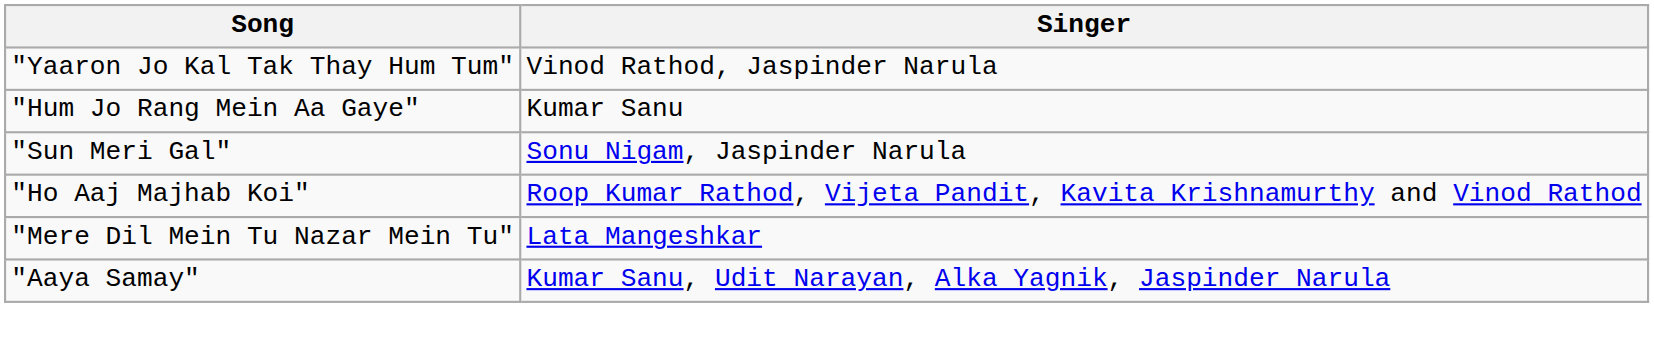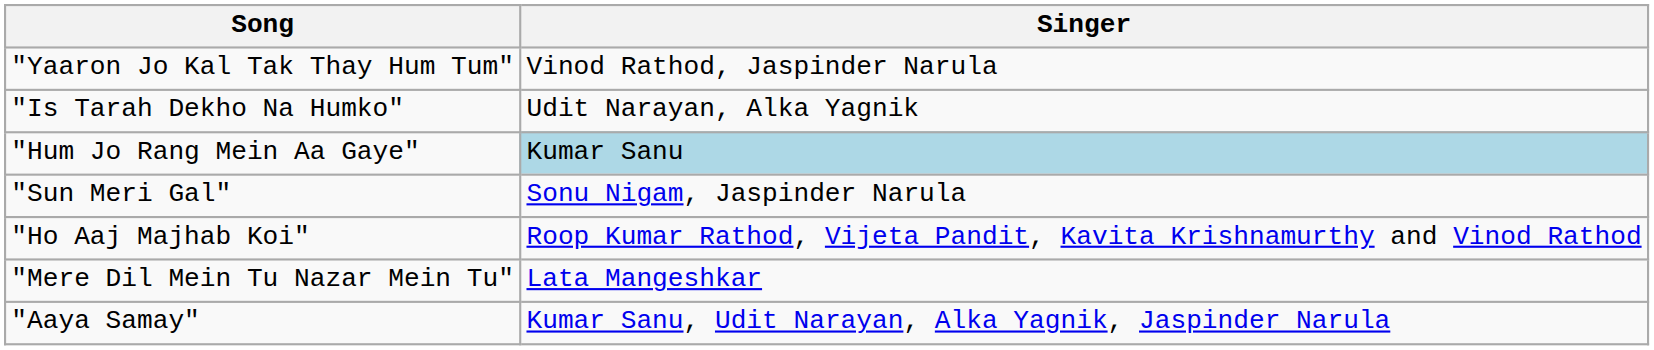+ row: (208, 111)
(605, 111) no background -> (605, 153) lightblue background
